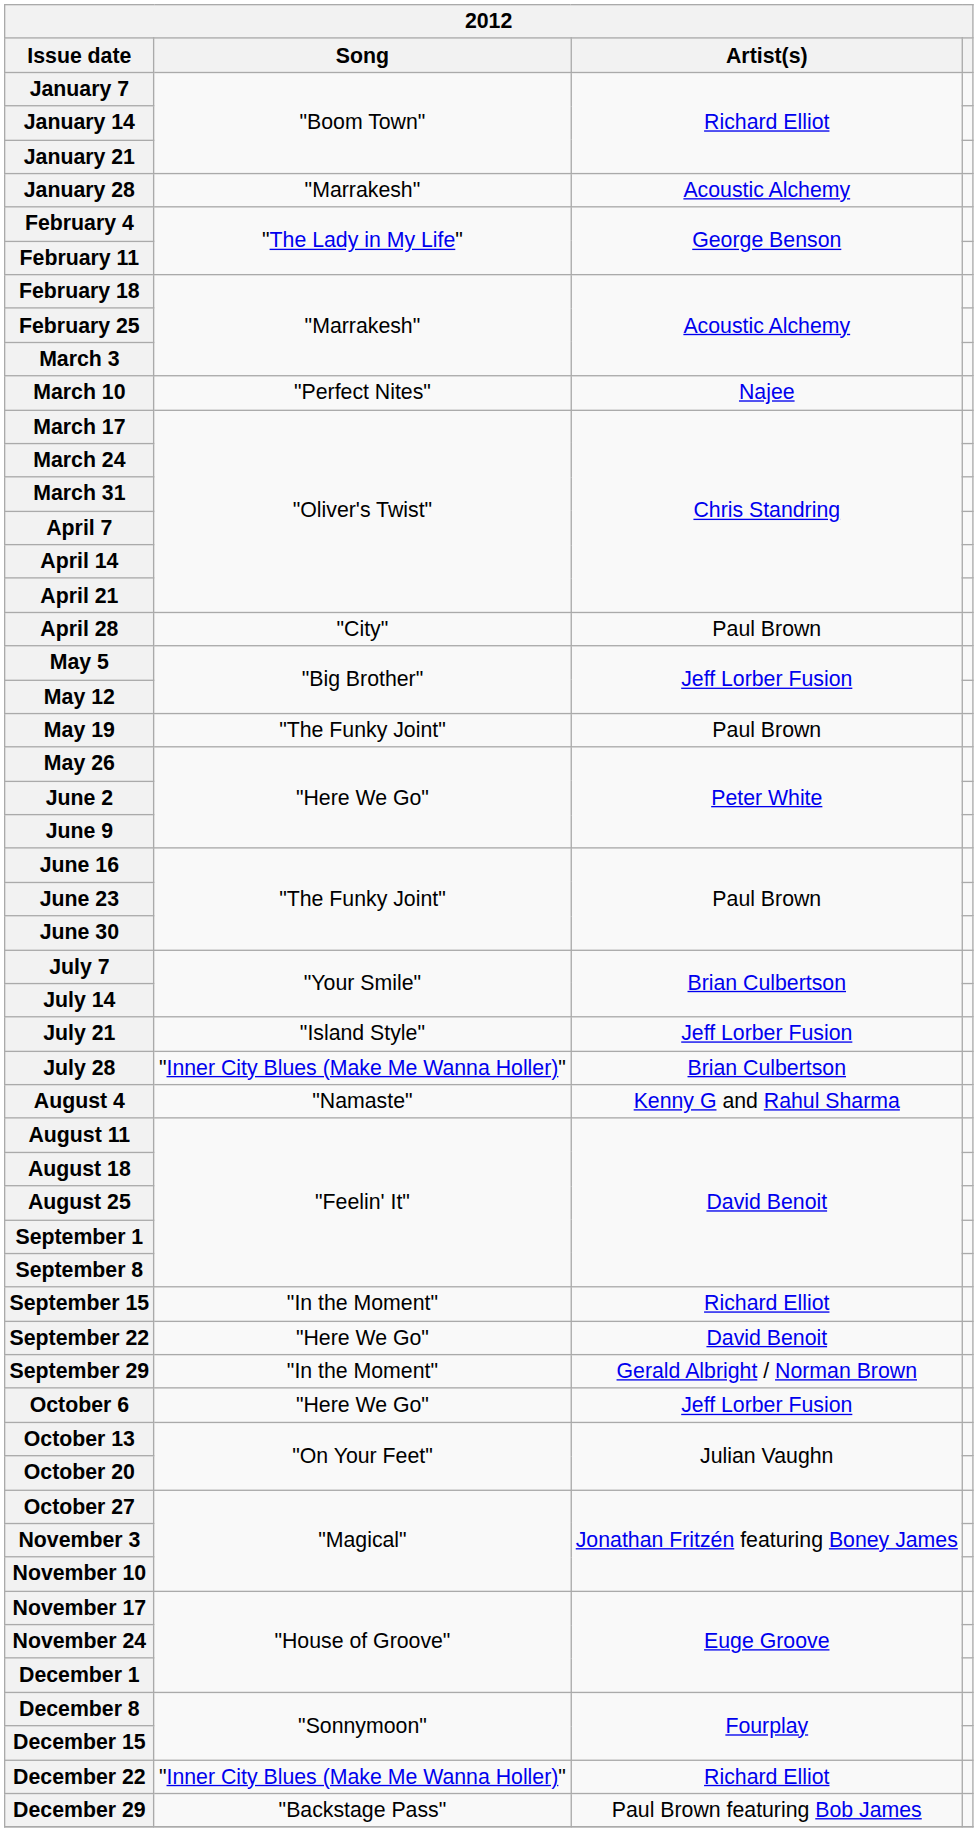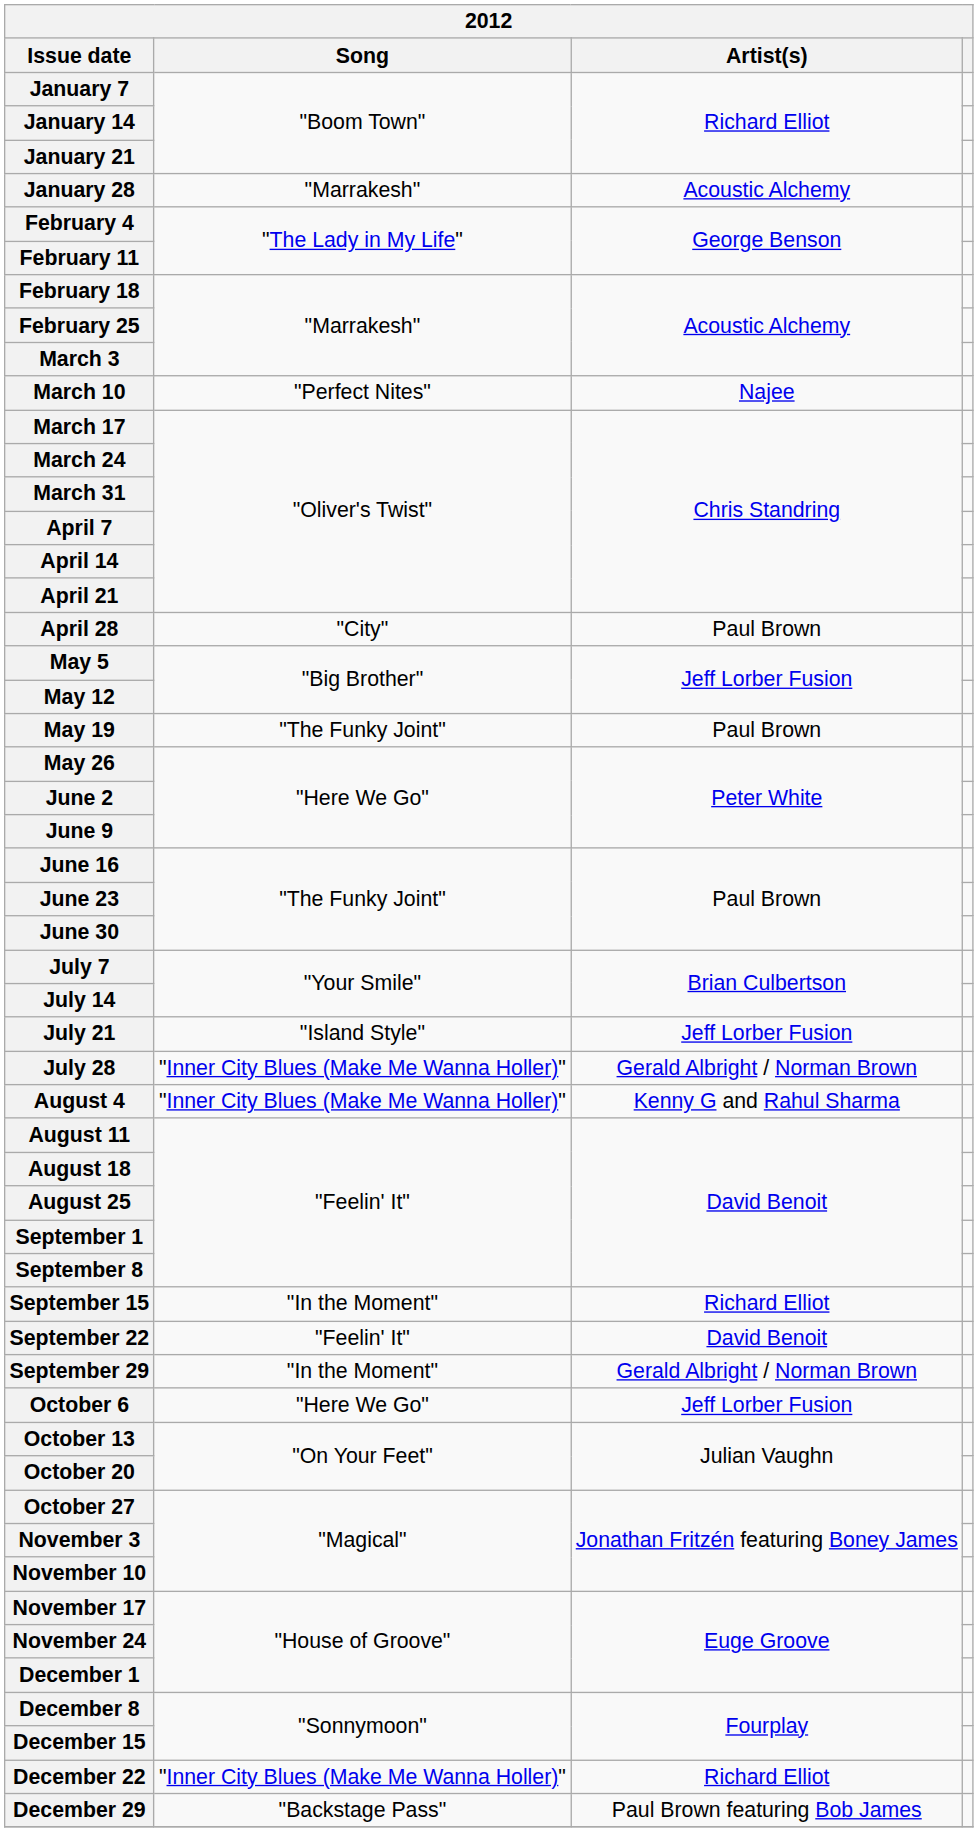(767, 1067) Brian Culbertson -> (767, 1067) Gerald Albright / Norman Brown
(362, 1101) "Namaste" -> (362, 1101) "Inner City Blues (Make Me Wanna Holler)"
(362, 1337) "Here We Go" -> (362, 1337) "Feelin' It"
